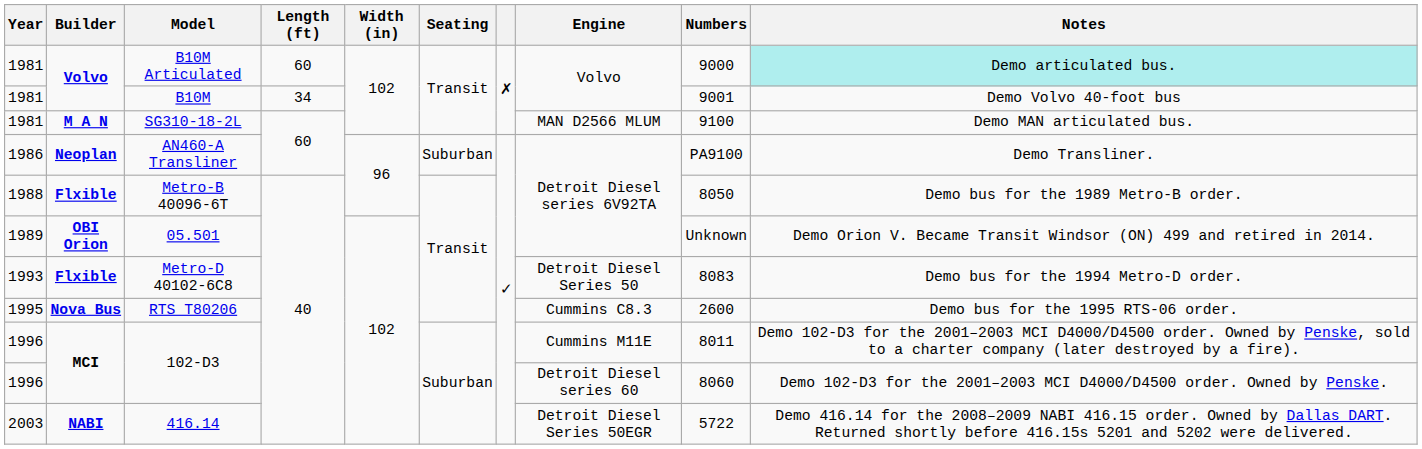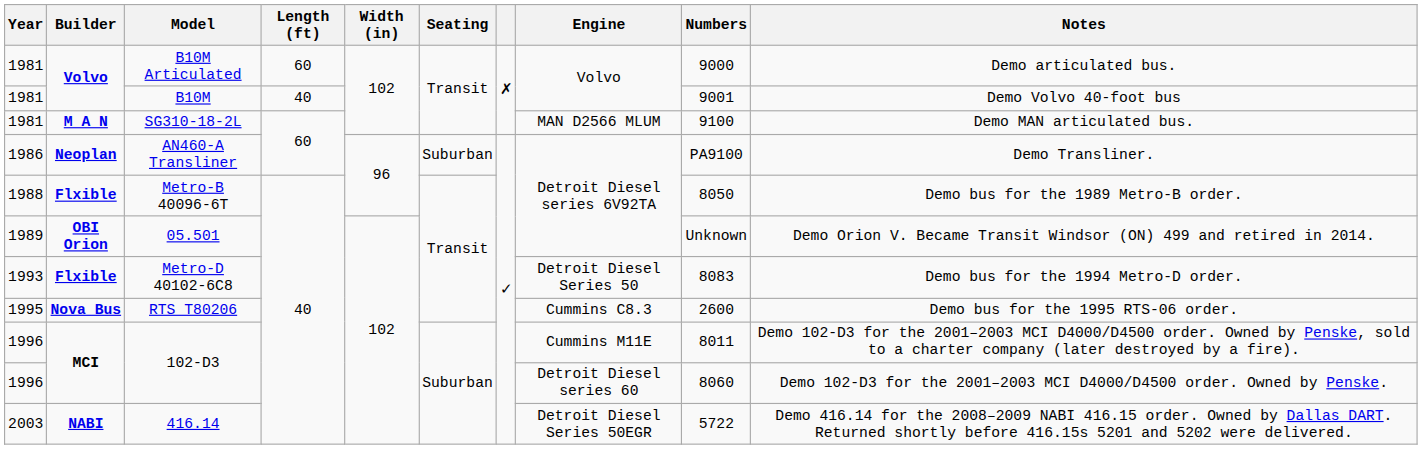(1084, 66) paleturquoise background -> (1084, 66) no background
(303, 98) 34 -> (303, 98) 40
